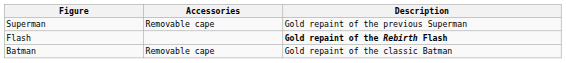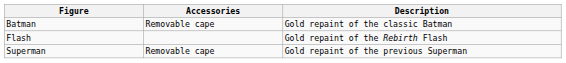rows swapped: (21, 51) <-> (26, 24)
(366, 38) bold -> (366, 38) normal
